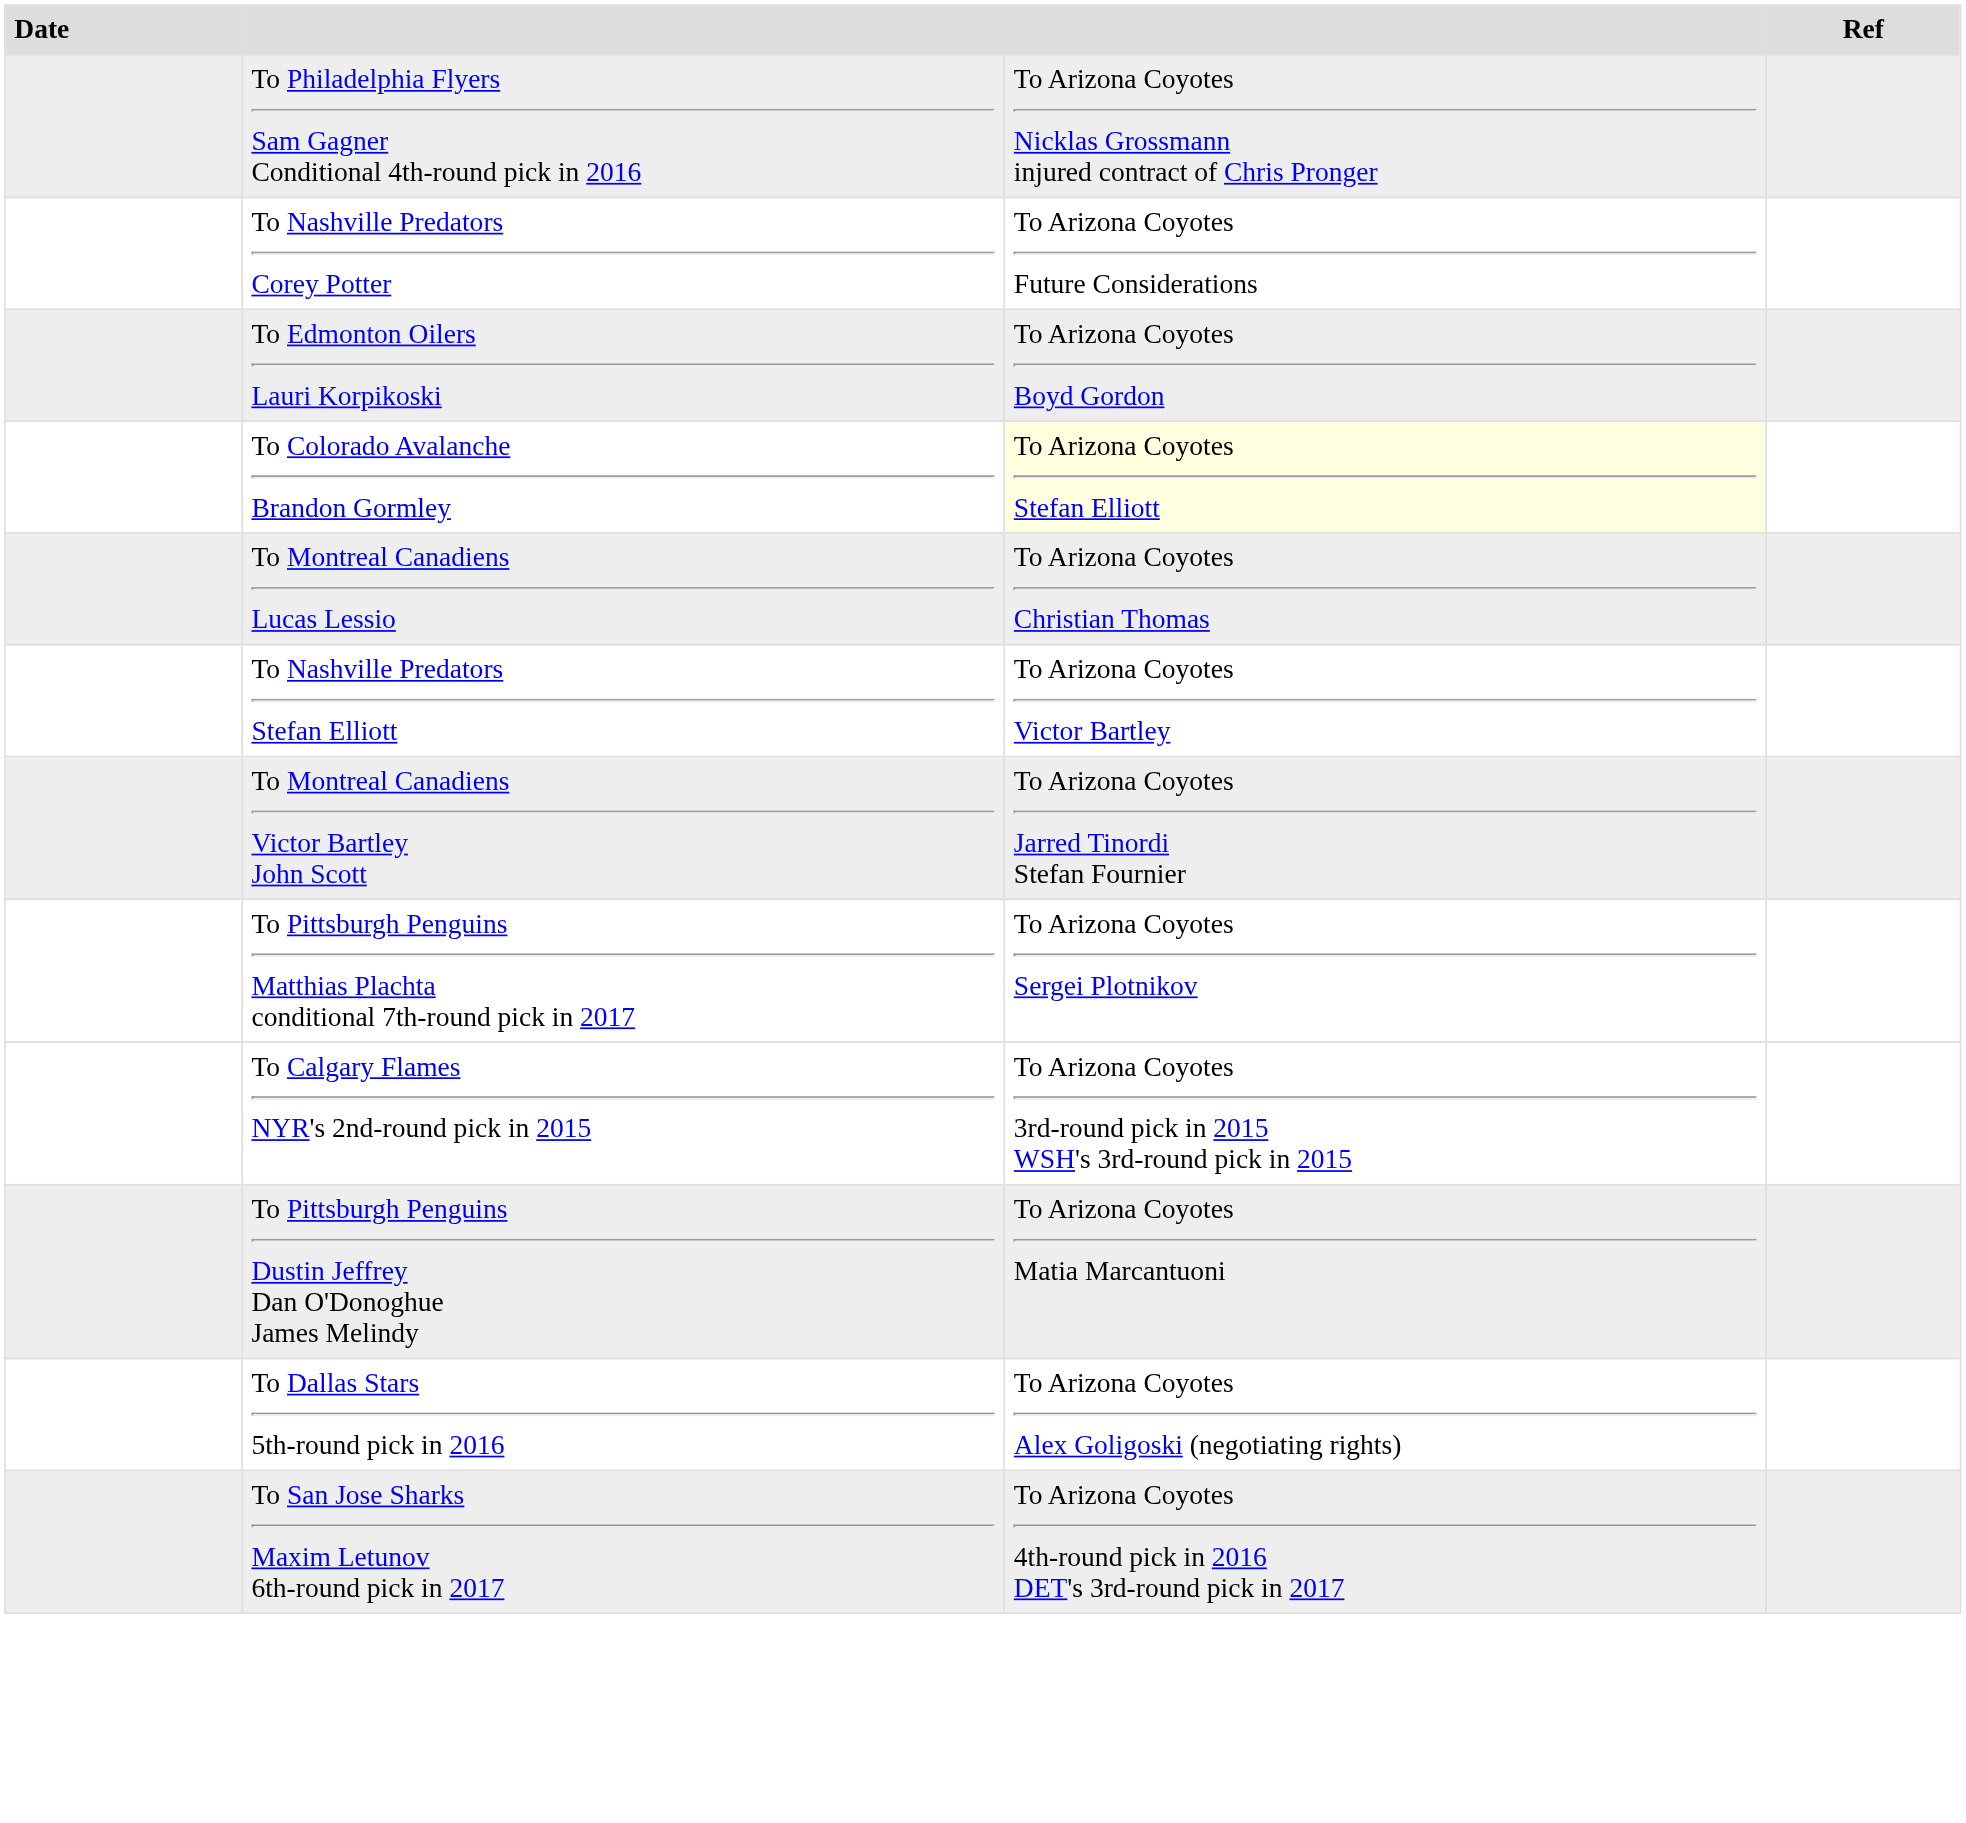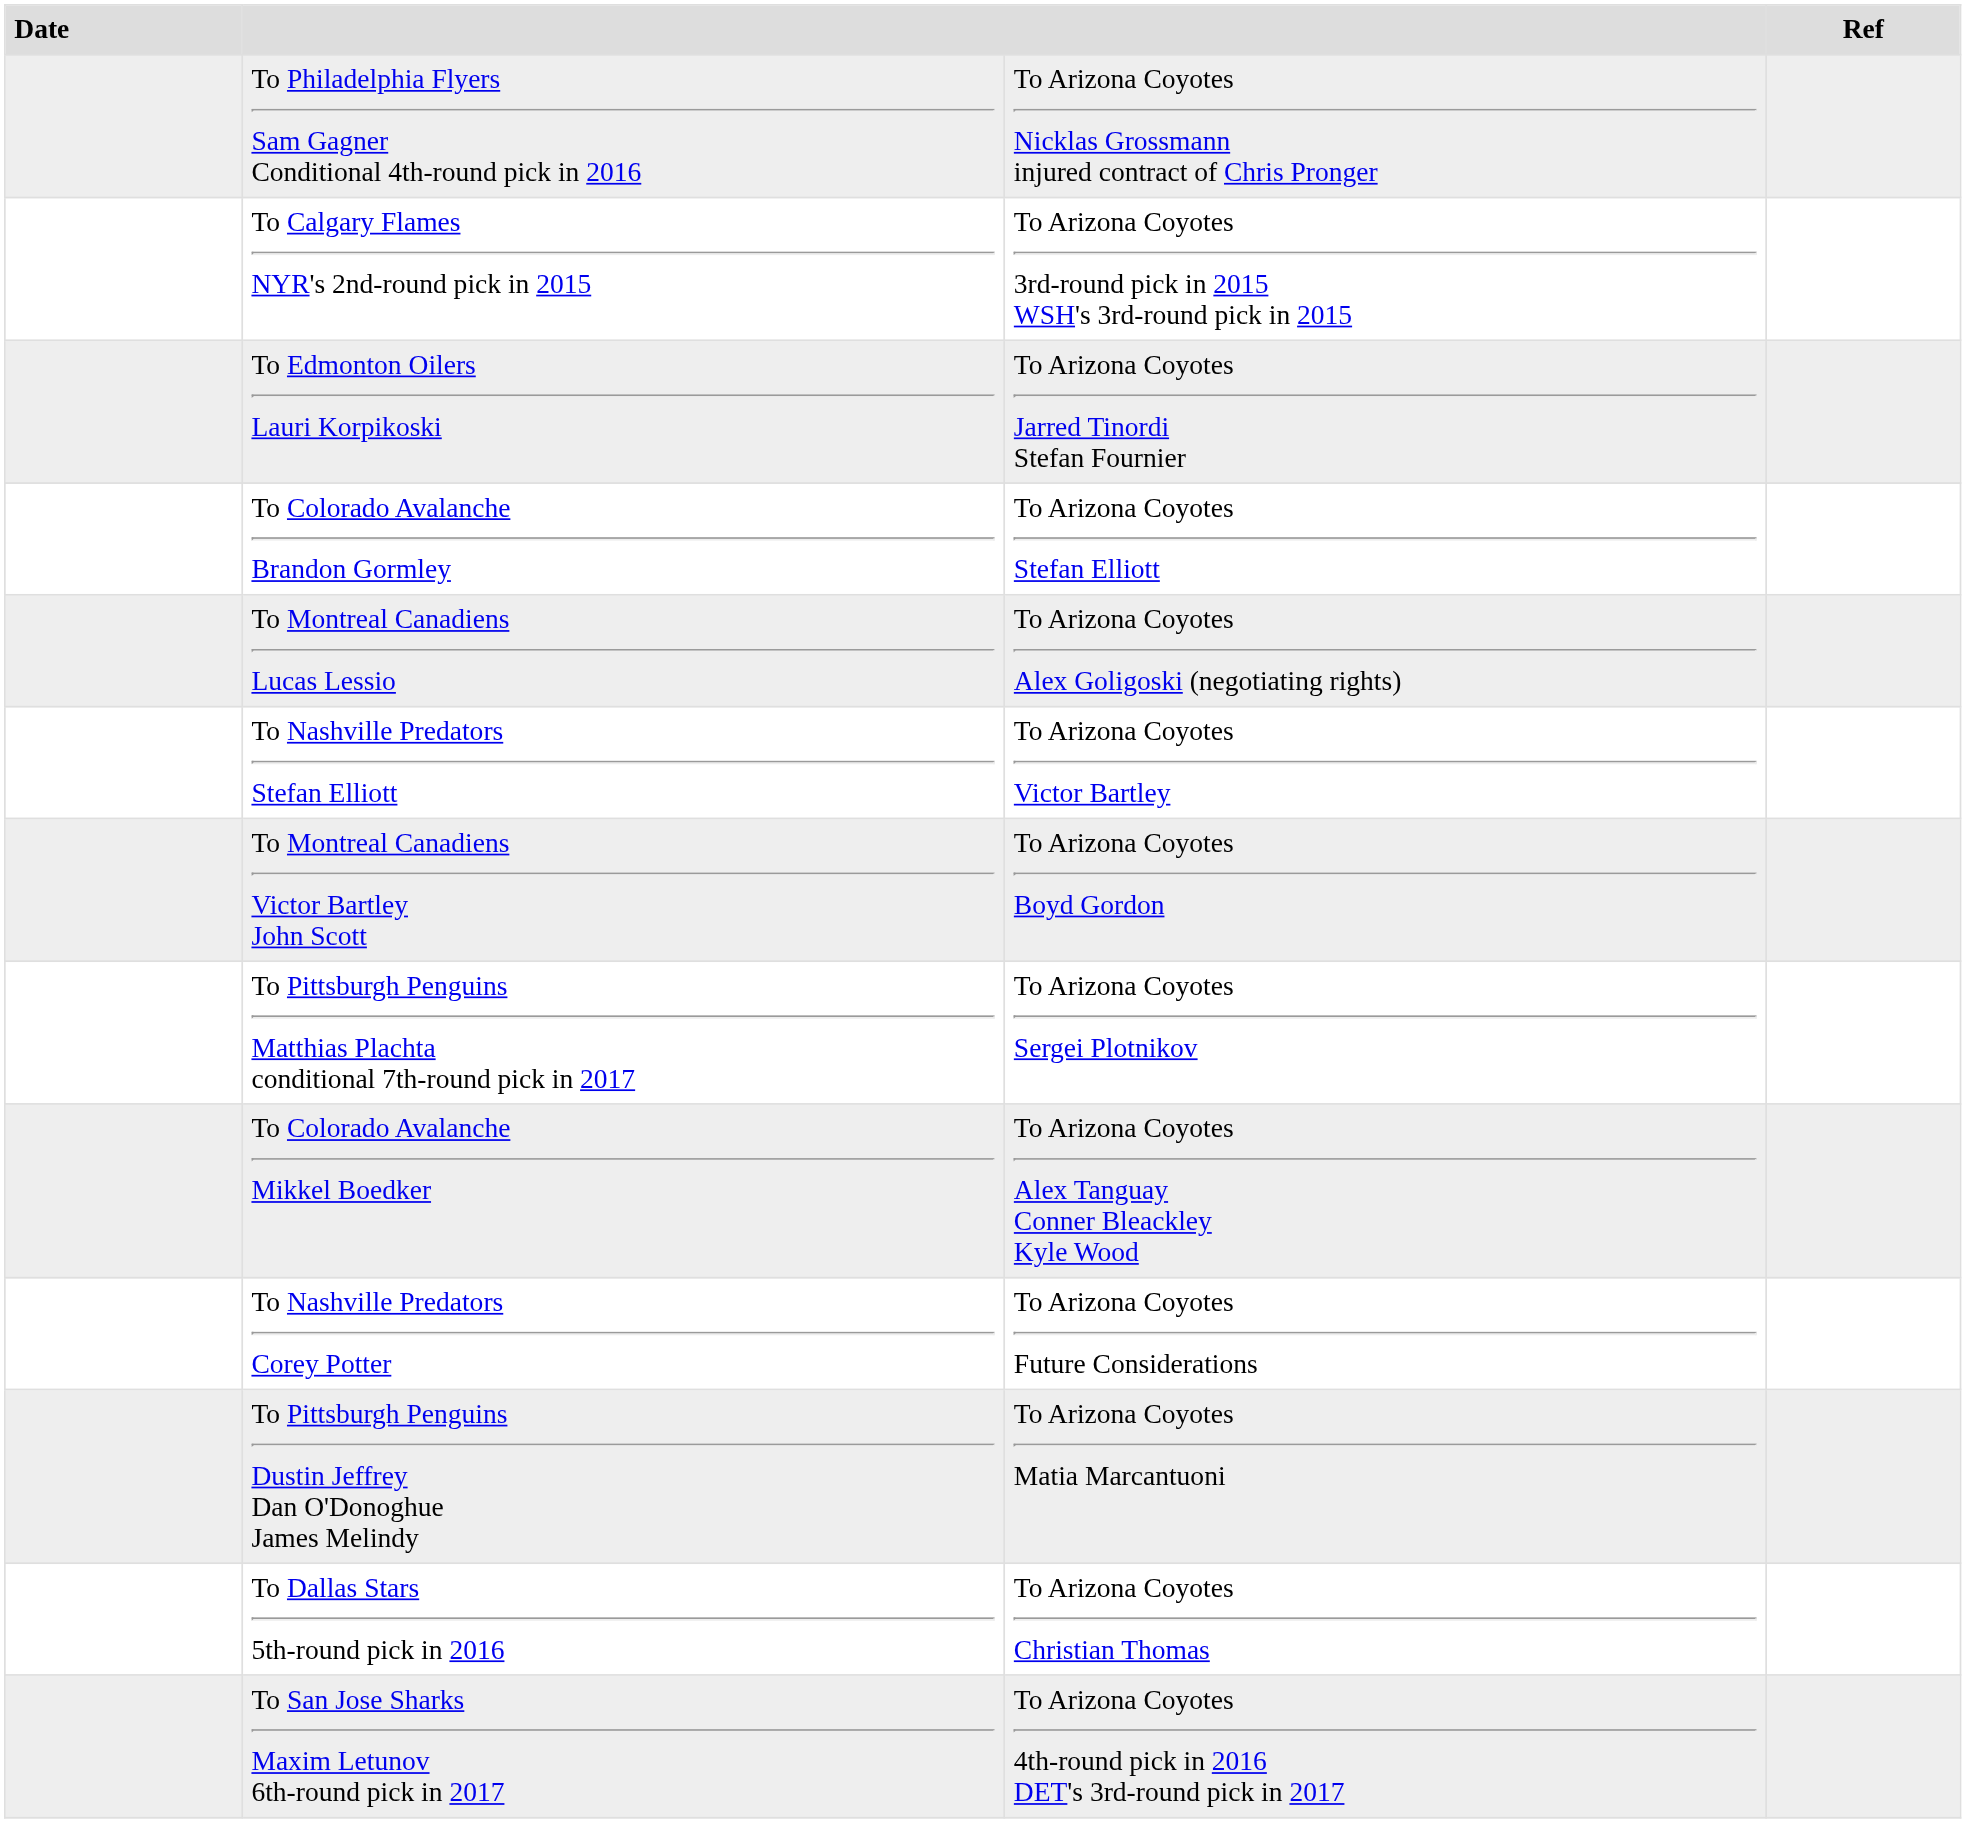rows swapped: (623, 1097) <-> (623, 253)
(1386, 364) To Arizona Coyotes Boyd Gordon -> (1386, 411) To Arizona Coyotes Jarred Tinordi Stefan Fournier
(1386, 476) lightyellow background -> (1386, 538) no background
(1386, 588) To Arizona Coyotes Christian Thomas -> (1386, 650) To Arizona Coyotes Alex Goligoski (negotiating rights)
(1386, 827) To Arizona Coyotes Jarred Tinordi Stefan Fournier -> (1386, 873) To Arizona Coyotes Boyd Gordon
+ row: (623, 1159)
(1386, 1414) To Arizona Coyotes Alex Goligoski (negotiating rights) -> (1386, 1618) To Arizona Coyotes Christian Thomas
